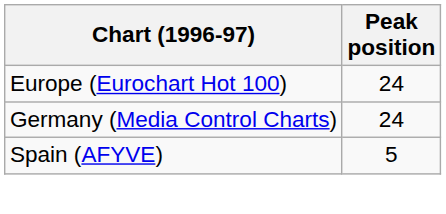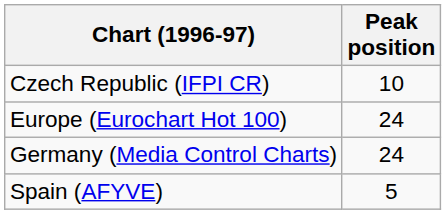+ row: (140, 83)
